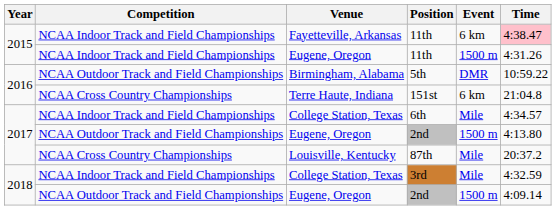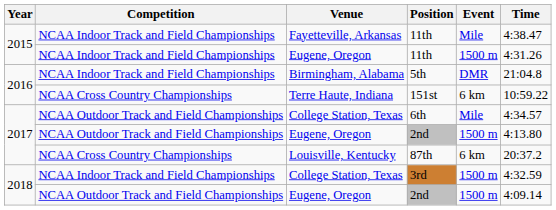(472, 34) 6 km -> (471, 34) Mile
(523, 34) pink background -> (523, 34) no background
(161, 74) NCAA Outdoor Track and Field Championships -> (157, 74) NCAA Indoor Track and Field Championships
(526, 74) 10:59.22 -> (523, 74) 21:04.8
(523, 94) 21:04.8 -> (526, 94) 10:59.22
(157, 114) NCAA Indoor Track and Field Championships -> (161, 114) NCAA Outdoor Track and Field Championships
(471, 154) Mile -> (472, 154) 6 km
(471, 174) Mile -> (478, 174) 1500 m
